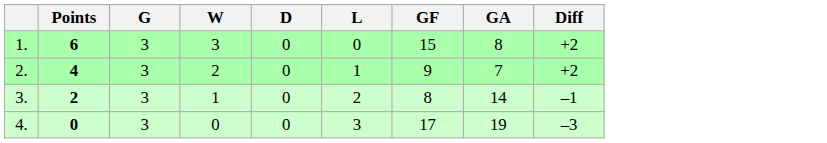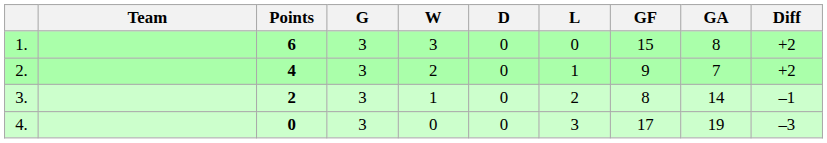+ column: (147, 17)
